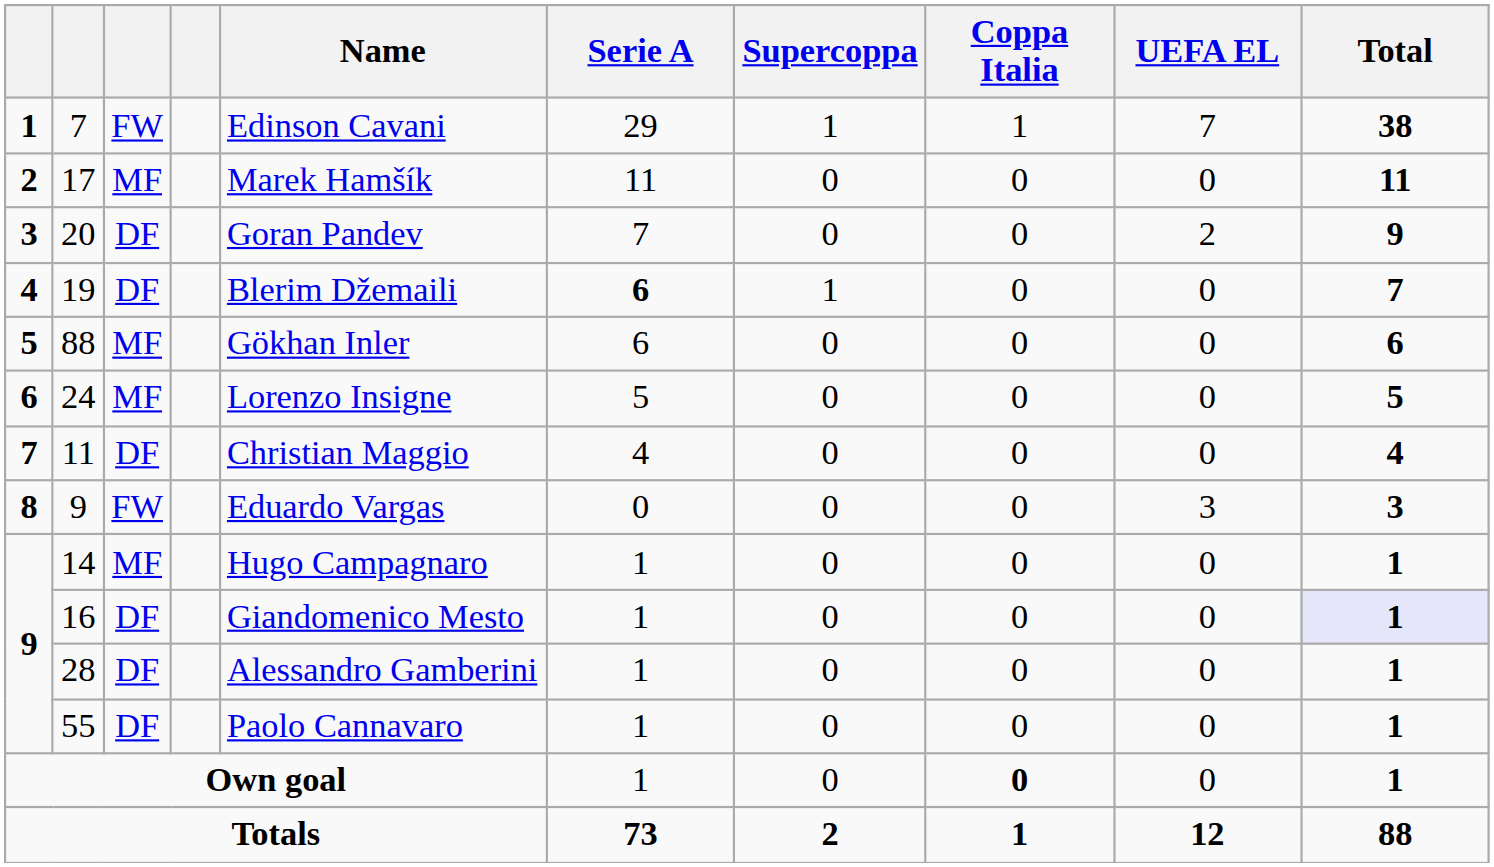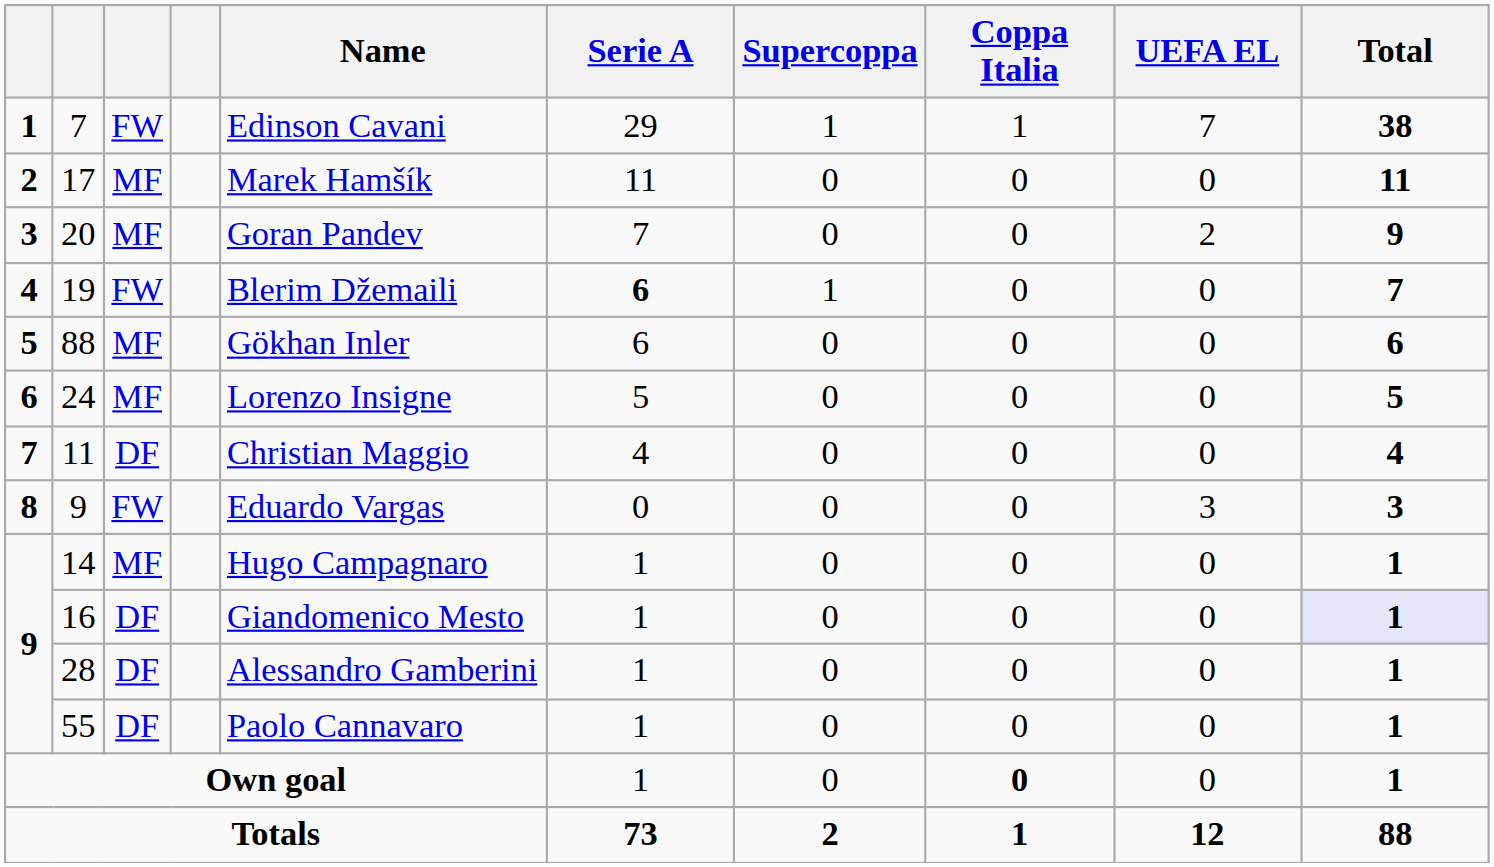(137, 234) DF -> (137, 234) MF
(137, 288) DF -> (137, 288) FW
